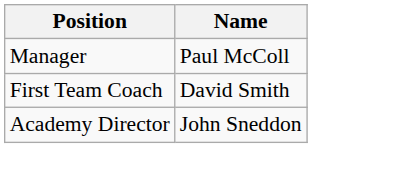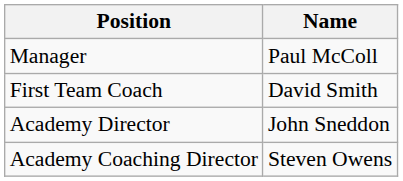+ row: (134, 158)
